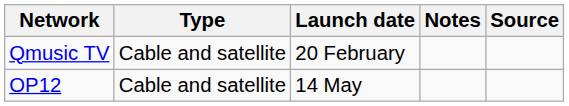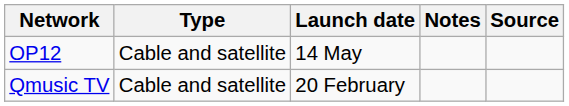rows swapped: (59, 52) <-> (35, 85)
